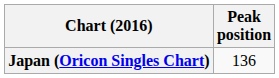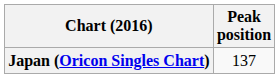(244, 60) 136 -> (244, 60) 137
